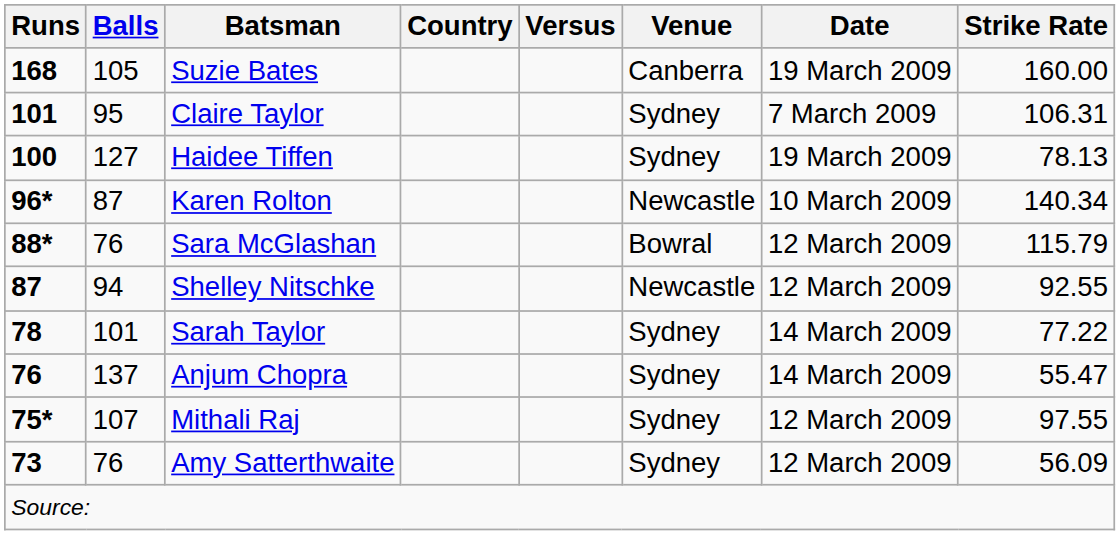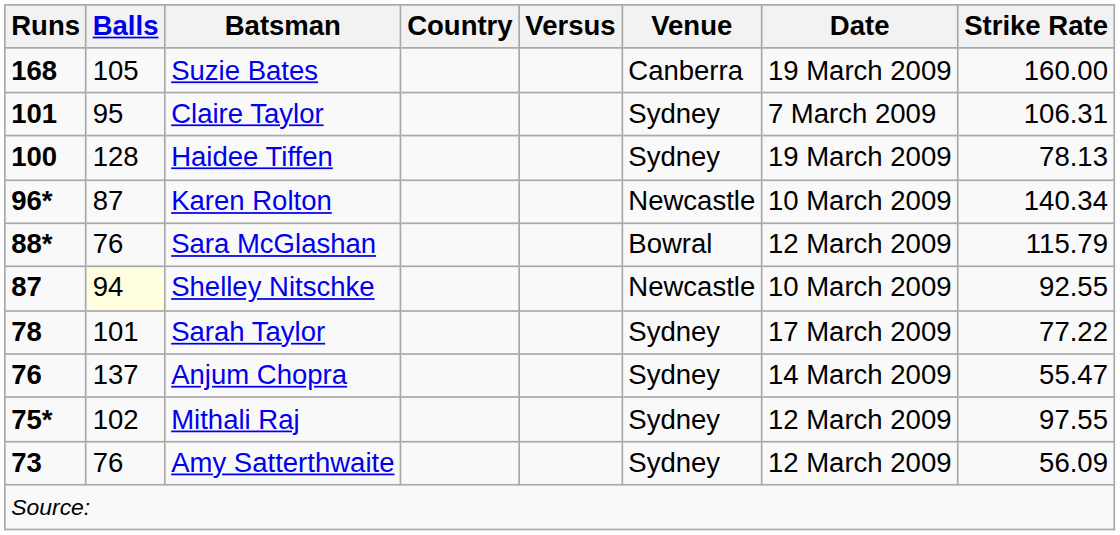(116, 157) 127 -> (116, 157) 128
(108, 288) no background -> (108, 288) lightyellow background
(860, 288) 12 March 2009 -> (860, 288) 10 March 2009
(860, 331) 14 March 2009 -> (860, 331) 17 March 2009
(116, 419) 107 -> (116, 419) 102
